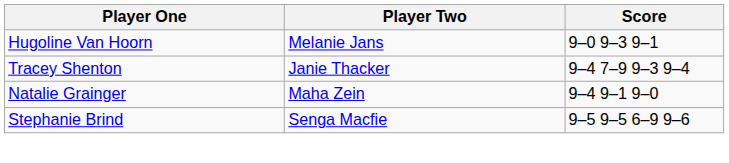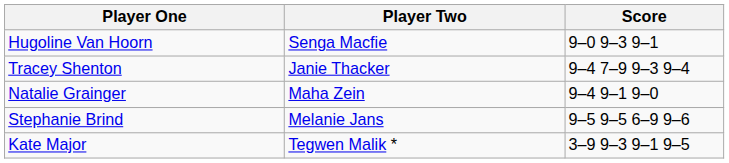(336, 42) Melanie Jans -> (338, 42) Senga Macfie
(338, 119) Senga Macfie -> (336, 119) Melanie Jans
+ row: (47, 145)
